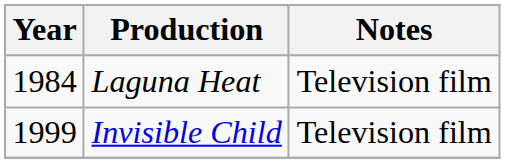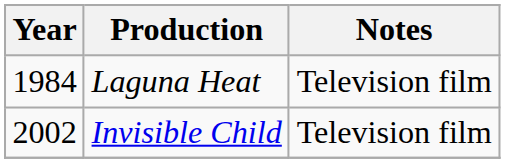(45, 132) 1999 -> (45, 132) 2002
